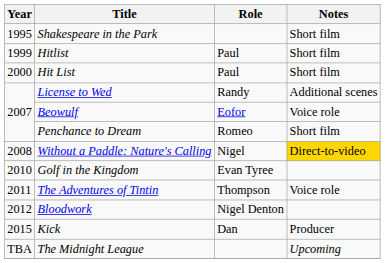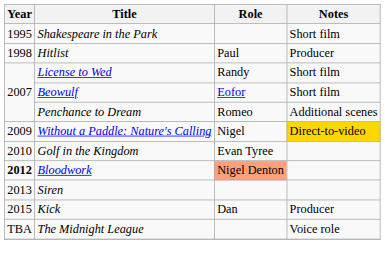(20, 53) 1999 -> (20, 53) 1998
(315, 53) Short film -> (312, 53) Producer
- row: (56, 72)
(334, 92) Additional scenes -> (315, 72) Short film
(315, 111) Voice role -> (315, 92) Short film
(315, 131) Short film -> (334, 111) Additional scenes
(20, 151) 2008 -> (20, 131) 2009
- row: (98, 190)
(20, 209) normal -> (20, 170) bold
(251, 209) no background -> (251, 170) lightsalmon background
+ row: (50, 190)
(315, 248) Upcoming -> (315, 229) Voice role
